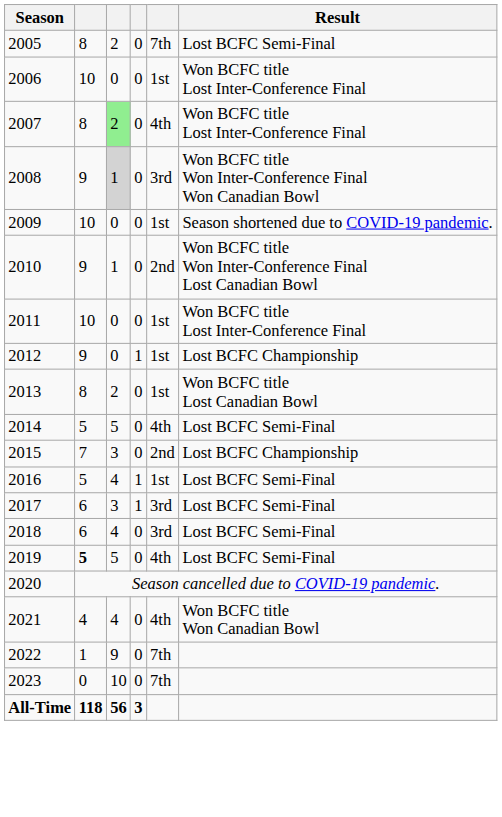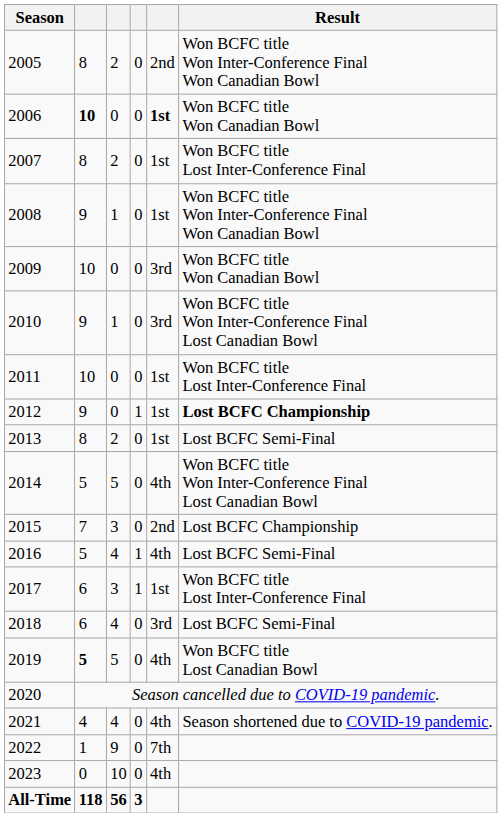(161, 43) 7th -> (162, 62) 2nd
(259, 43) Lost BCFC Semi-Final -> (275, 62) Won BCFC title Won Inter-Conference Final Won Canadian Bowl
(87, 79) normal -> (87, 116) bold
(160, 79) normal -> (160, 116) bold
(274, 79) Won BCFC title Lost Inter-Conference Final -> (251, 116) Won BCFC title Won Canadian Bowl
(114, 123) lightgreen background -> (114, 160) no background
(161, 123) 4th -> (160, 160) 1st
(114, 177) lightgrey background -> (114, 214) no background
(161, 177) 3rd -> (160, 214) 1st
(160, 222) 1st -> (161, 268) 3rd
(338, 222) Season shortened due to COVID-19 pandemic. -> (251, 268) Won BCFC title Won Canadian Bowl
(162, 267) 2nd -> (161, 322) 3rd
(270, 356) normal -> (276, 412) bold
(250, 391) Won BCFC title Lost Canadian Bowl -> (259, 438) Lost BCFC Semi-Final
(259, 427) Lost BCFC Semi-Final -> (275, 482) Won BCFC title Won Inter-Conference Final Lost Canadian Bowl
(160, 479) 1st -> (161, 553) 4th
(161, 505) 3rd -> (160, 589) 1st
(259, 505) Lost BCFC Semi-Final -> (274, 589) Won BCFC title Lost Inter-Conference Final
(259, 557) Lost BCFC Semi-Final -> (250, 659) Won BCFC title Lost Canadian Bowl
(251, 619) Won BCFC title Won Canadian Bowl -> (338, 721) Season shortened due to COVID-19 pandemic.
(161, 681) 7th -> (161, 773) 4th
